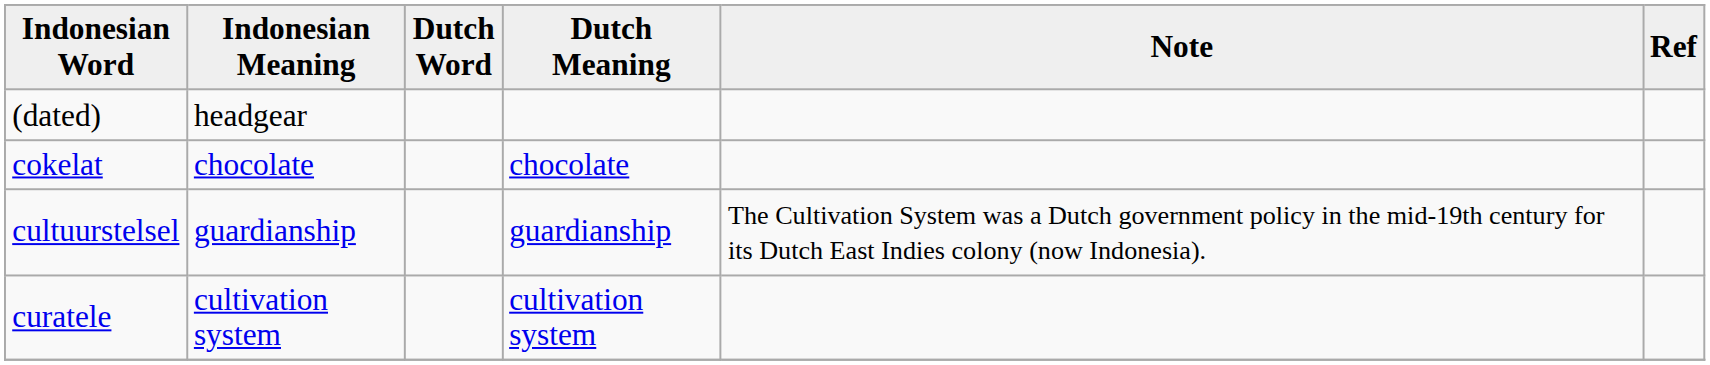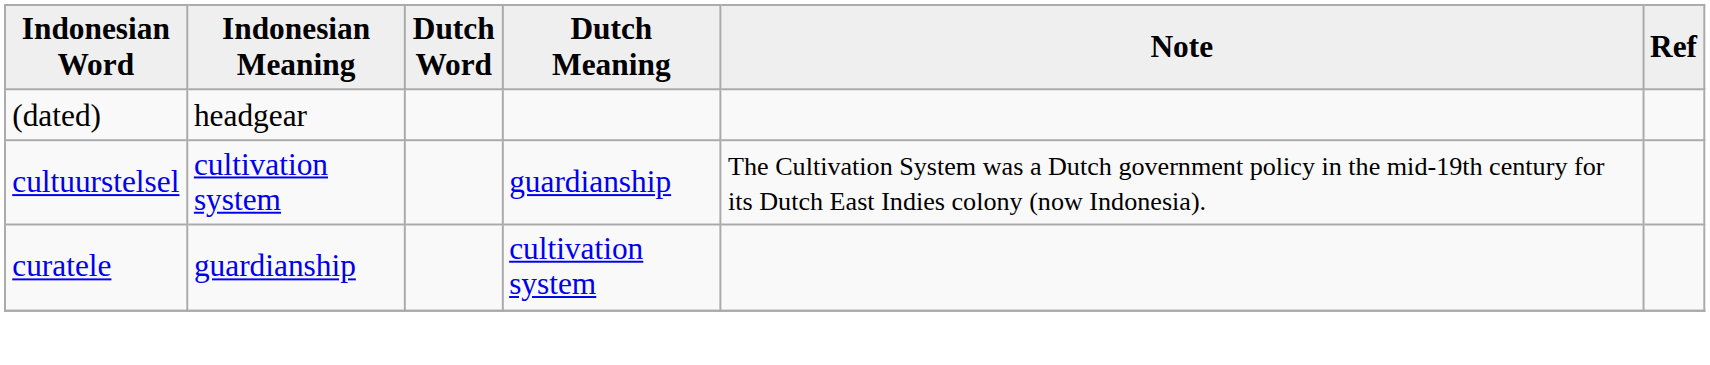- row: (57, 164)
(275, 231) guardianship -> (261, 181) cultivation system
(261, 316) cultivation system -> (275, 266) guardianship
